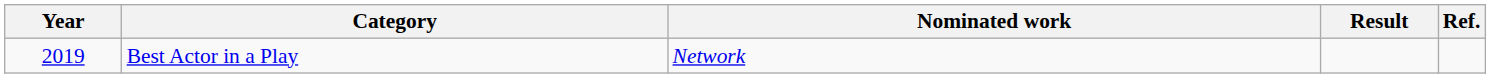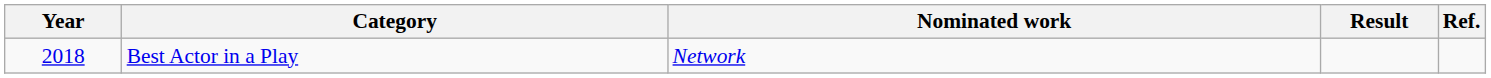(63, 55) 2019 -> (63, 55) 2018
